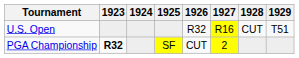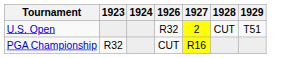- column: (169, 13)
(224, 29) R16 -> (197, 29) 2
(113, 45) bold -> (113, 45) normal
(224, 45) 2 -> (197, 45) R16
